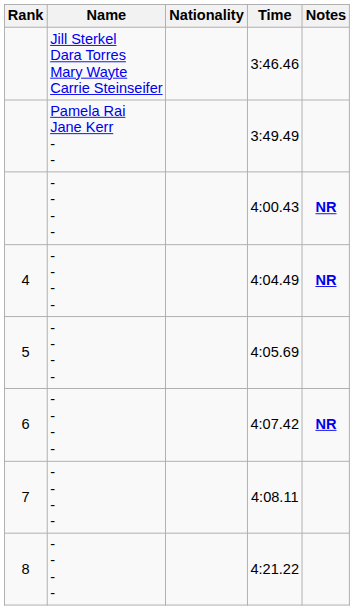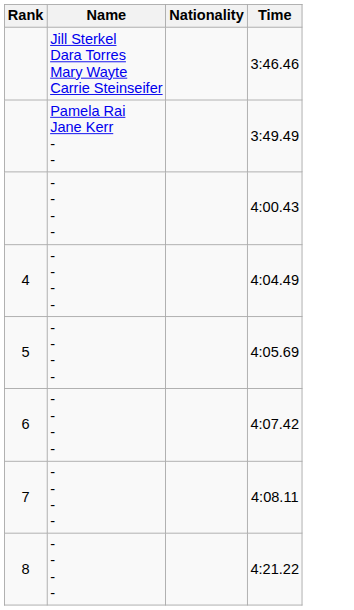- column: (326, 16)
